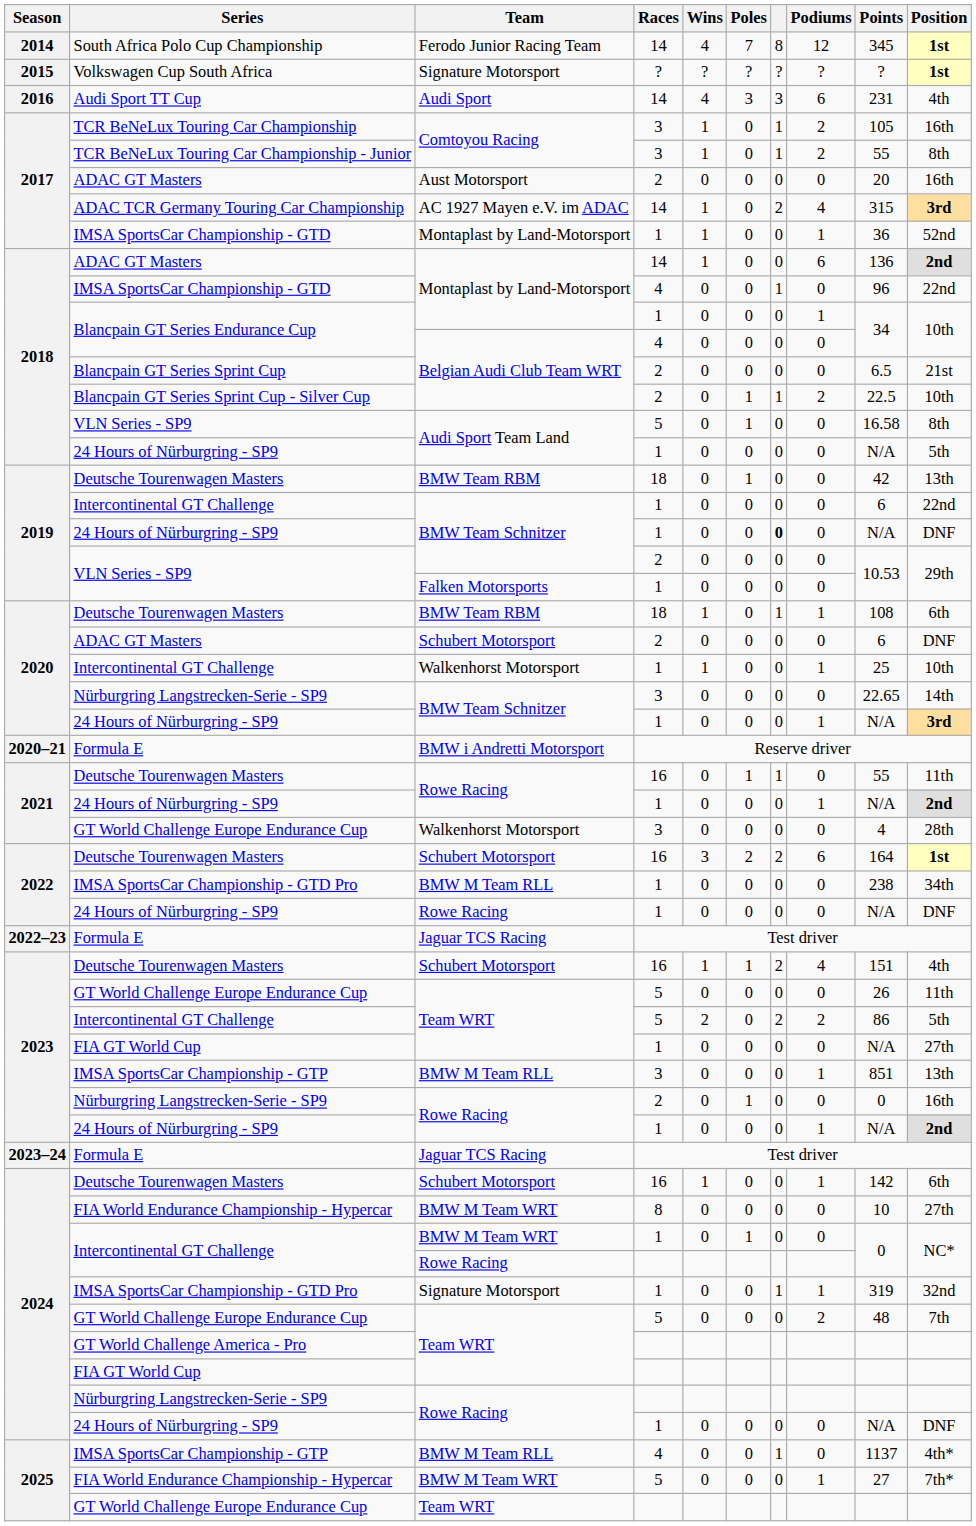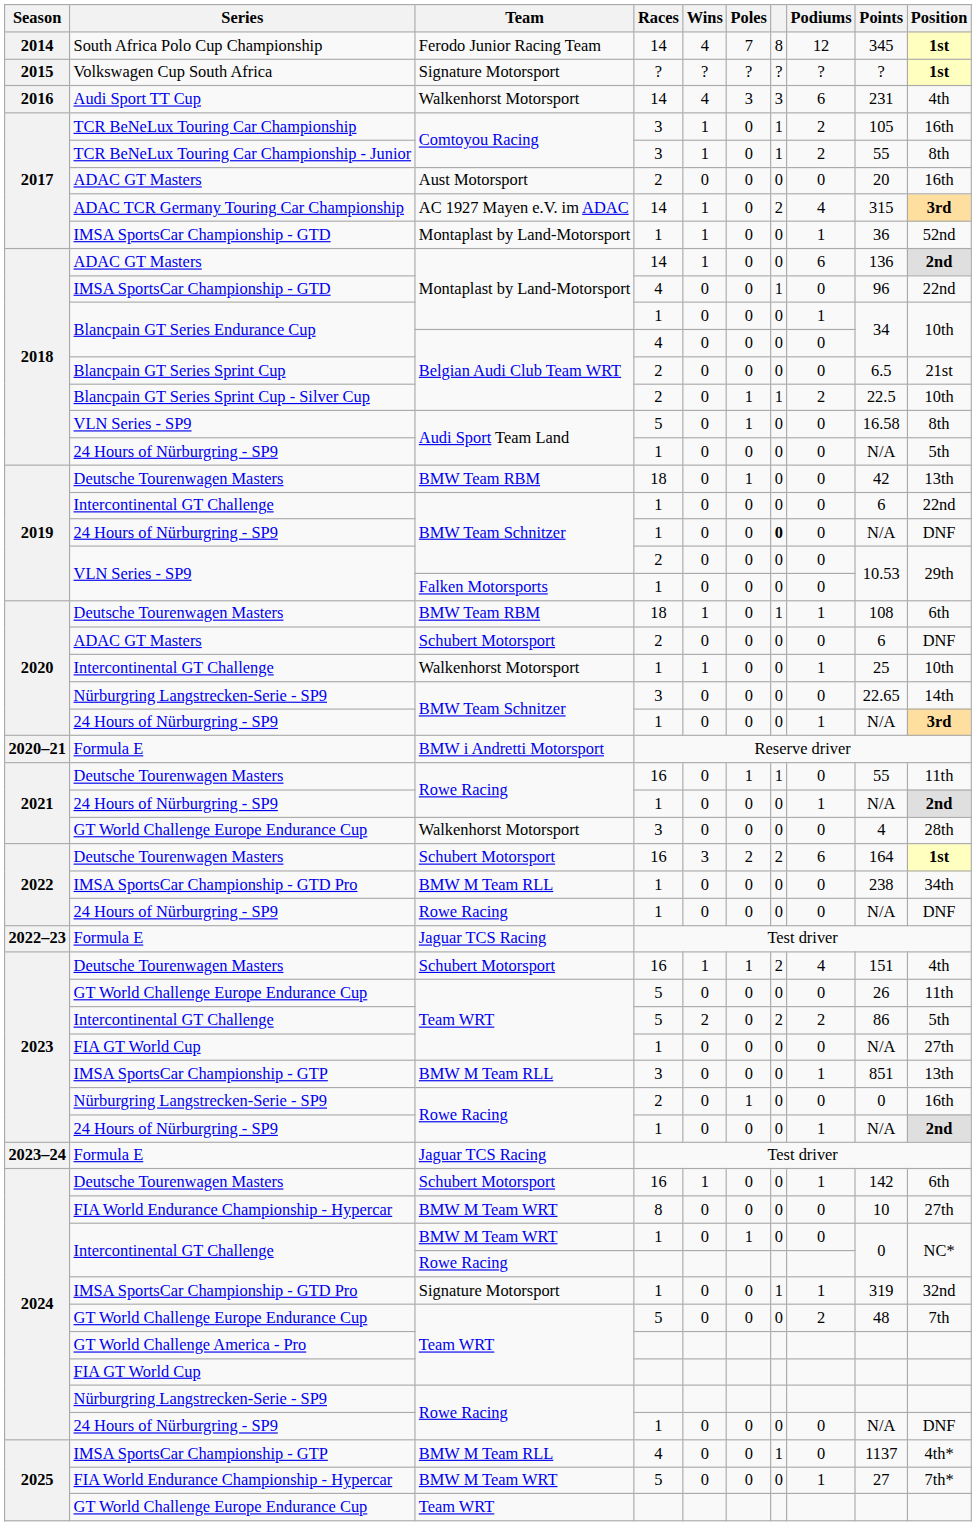(455, 99) Audi Sport -> (499, 99) Walkenhorst Motorsport
